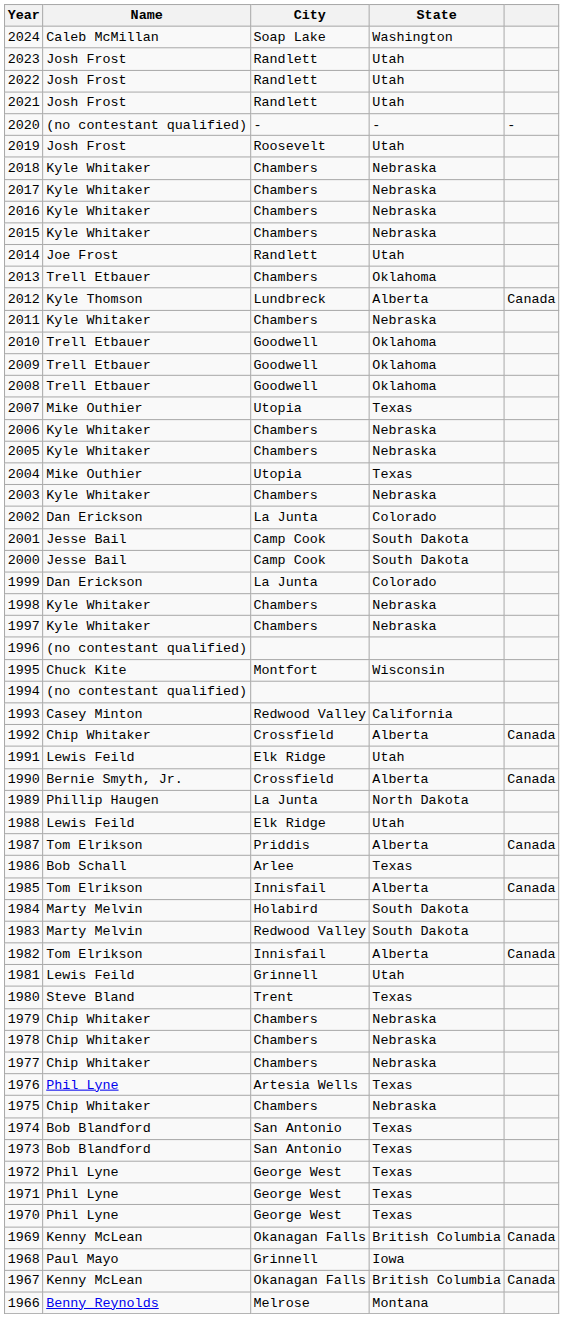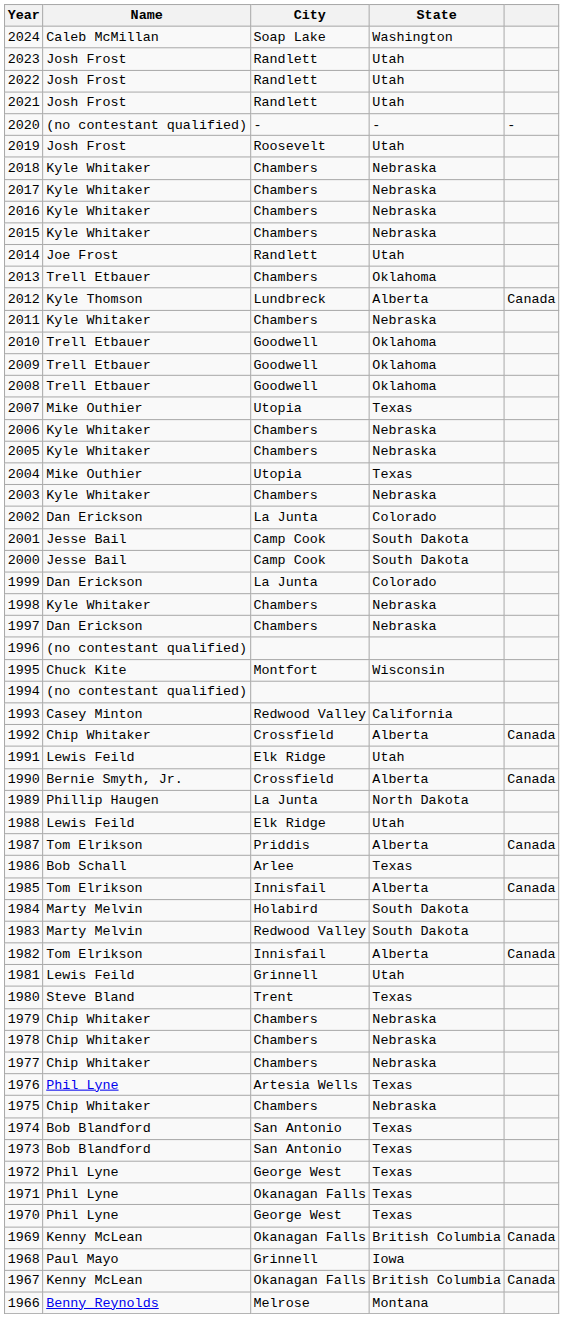(98, 626) Kyle Whitaker -> (94, 626) Dan Erickson
(298, 1194) George West -> (310, 1194) Okanagan Falls
